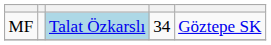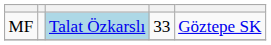(162, 25) 34 -> (162, 25) 33
